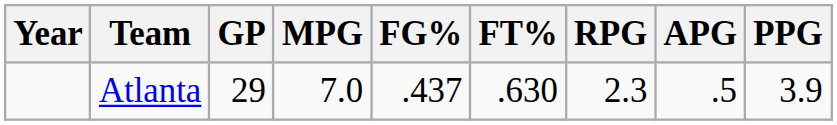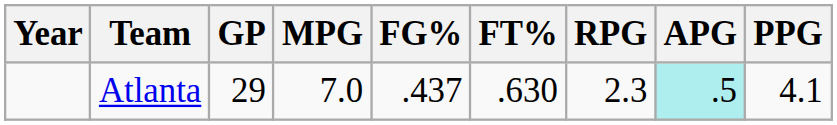(724, 90) no background -> (724, 90) paleturquoise background
(801, 90) 3.9 -> (801, 90) 4.1
